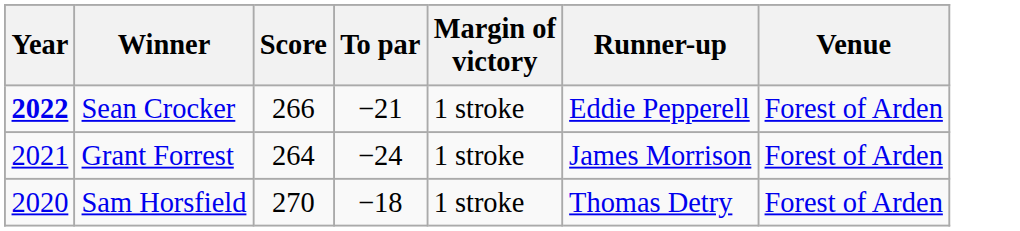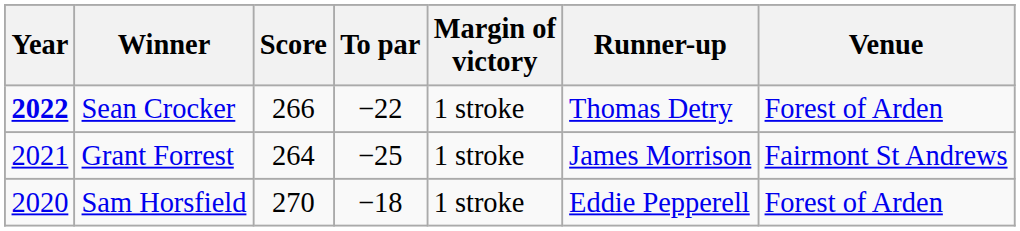(380, 108) −21 -> (380, 108) −22
(659, 108) Eddie Pepperell -> (651, 108) Thomas Detry
(380, 155) −24 -> (380, 155) −25
(854, 155) Forest of Arden -> (886, 155) Fairmont St Andrews
(651, 202) Thomas Detry -> (659, 202) Eddie Pepperell
